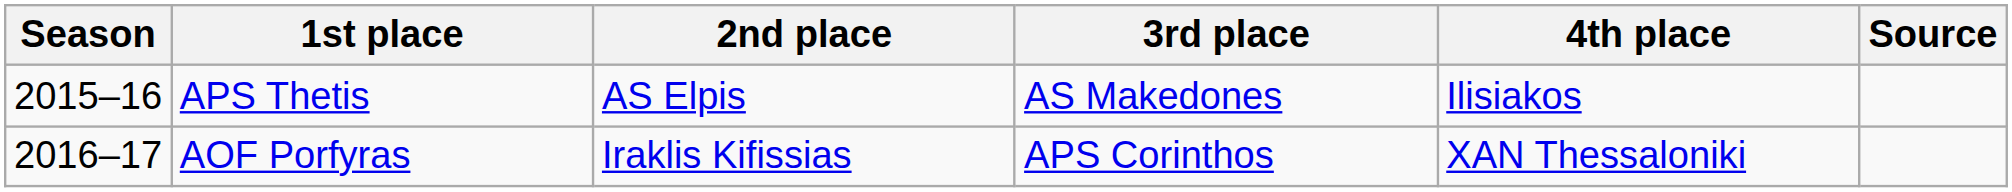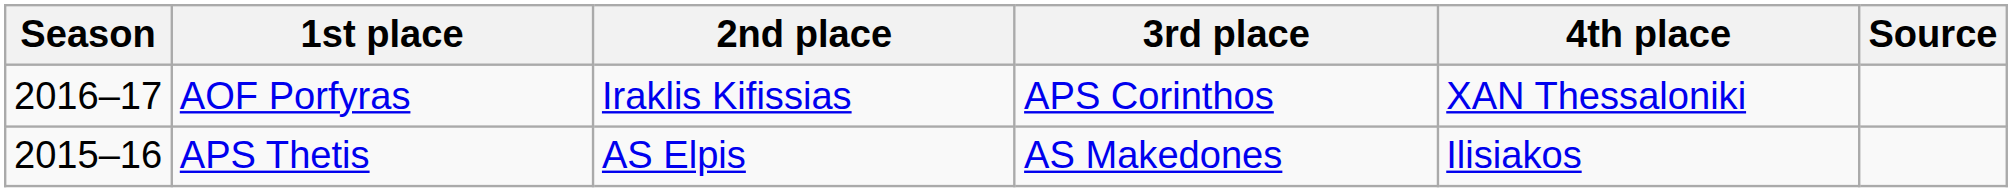rows swapped: (275, 95) <-> (295, 155)
